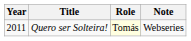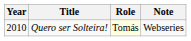(16, 28) 2011 -> (17, 28) 2010
